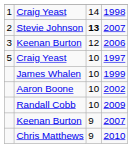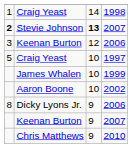(9, 27) normal -> (9, 27) bold
- row: (46, 105)
+ row: (49, 105)
